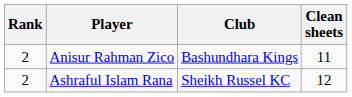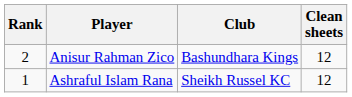(324, 56) 11 -> (324, 56) 12
(25, 80) 2 -> (25, 80) 1
